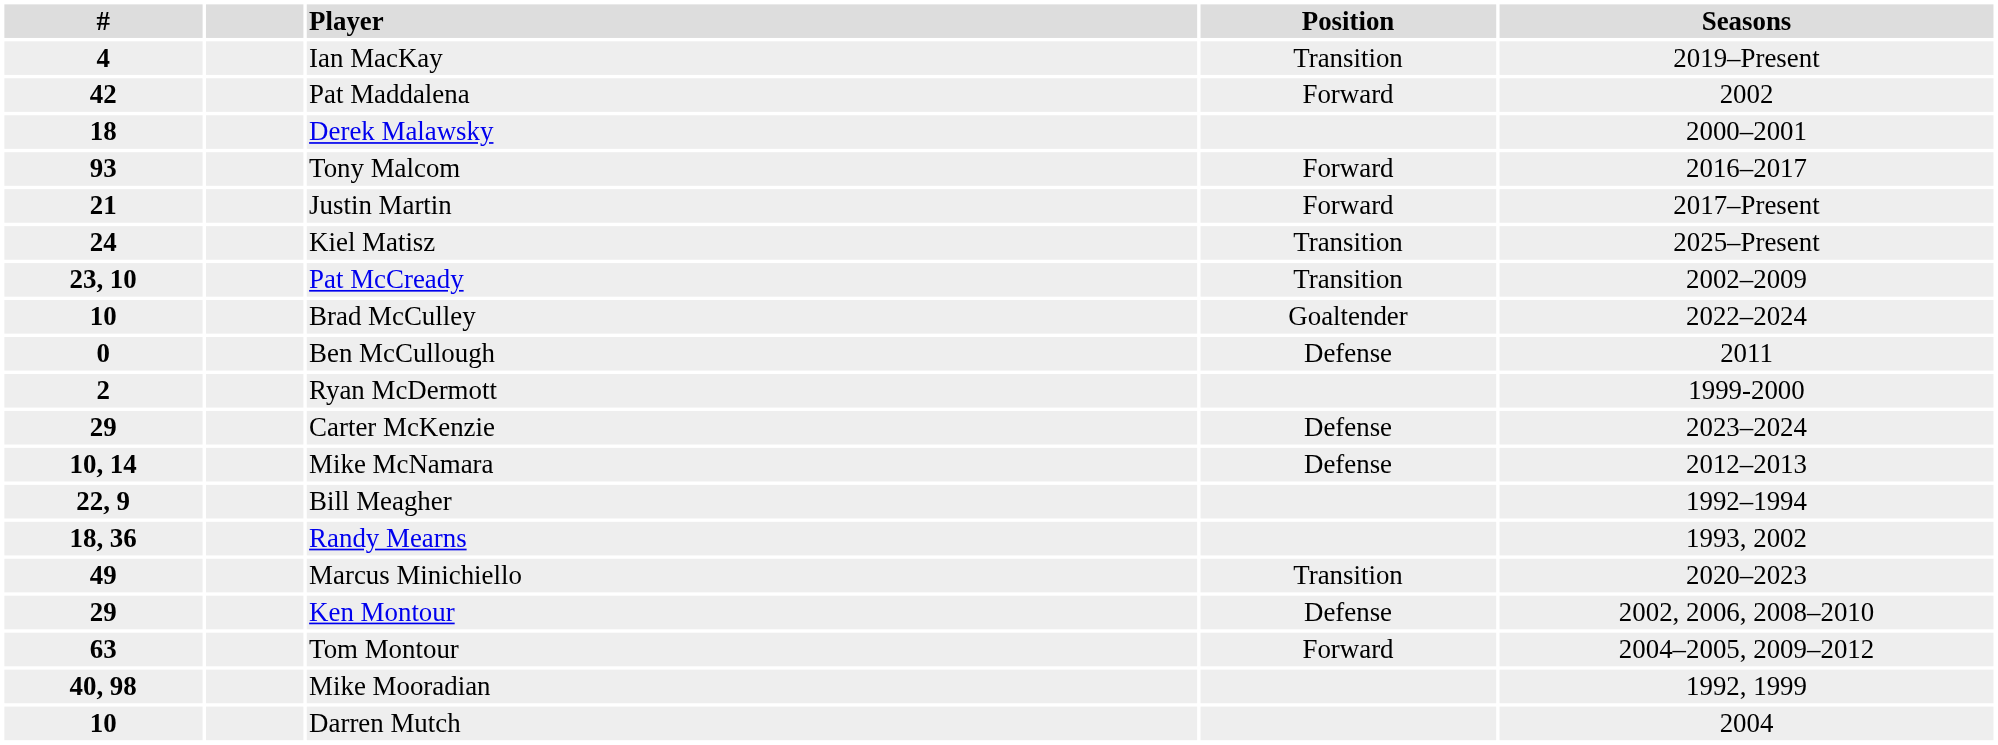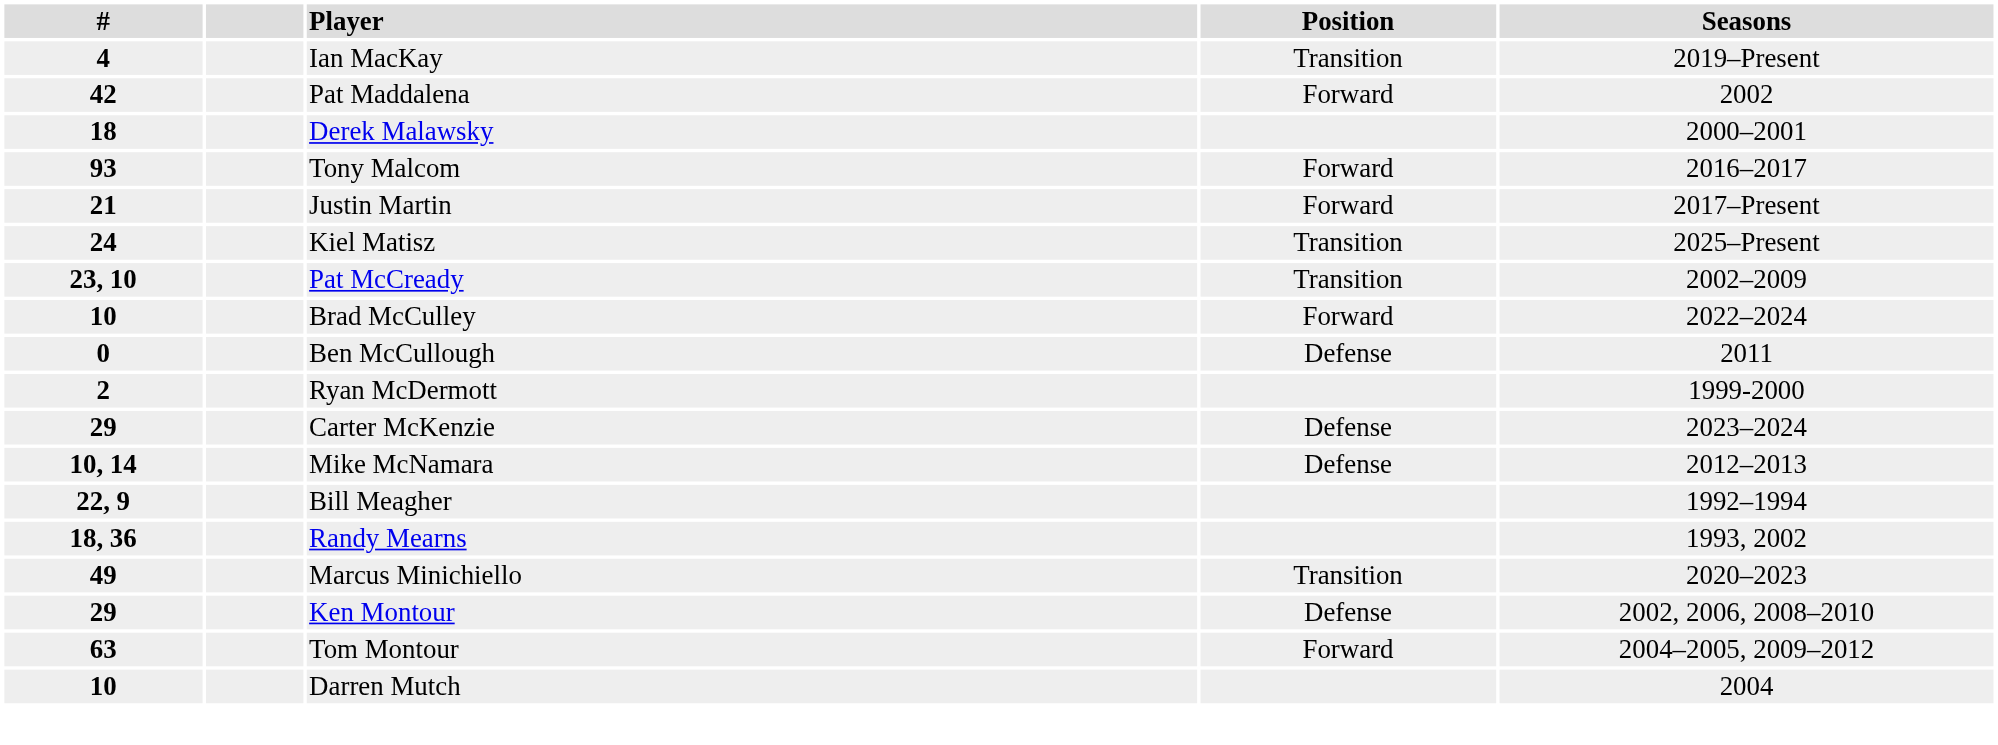(1348, 316) Goaltender -> (1348, 316) Forward
- row: (400, 686)
